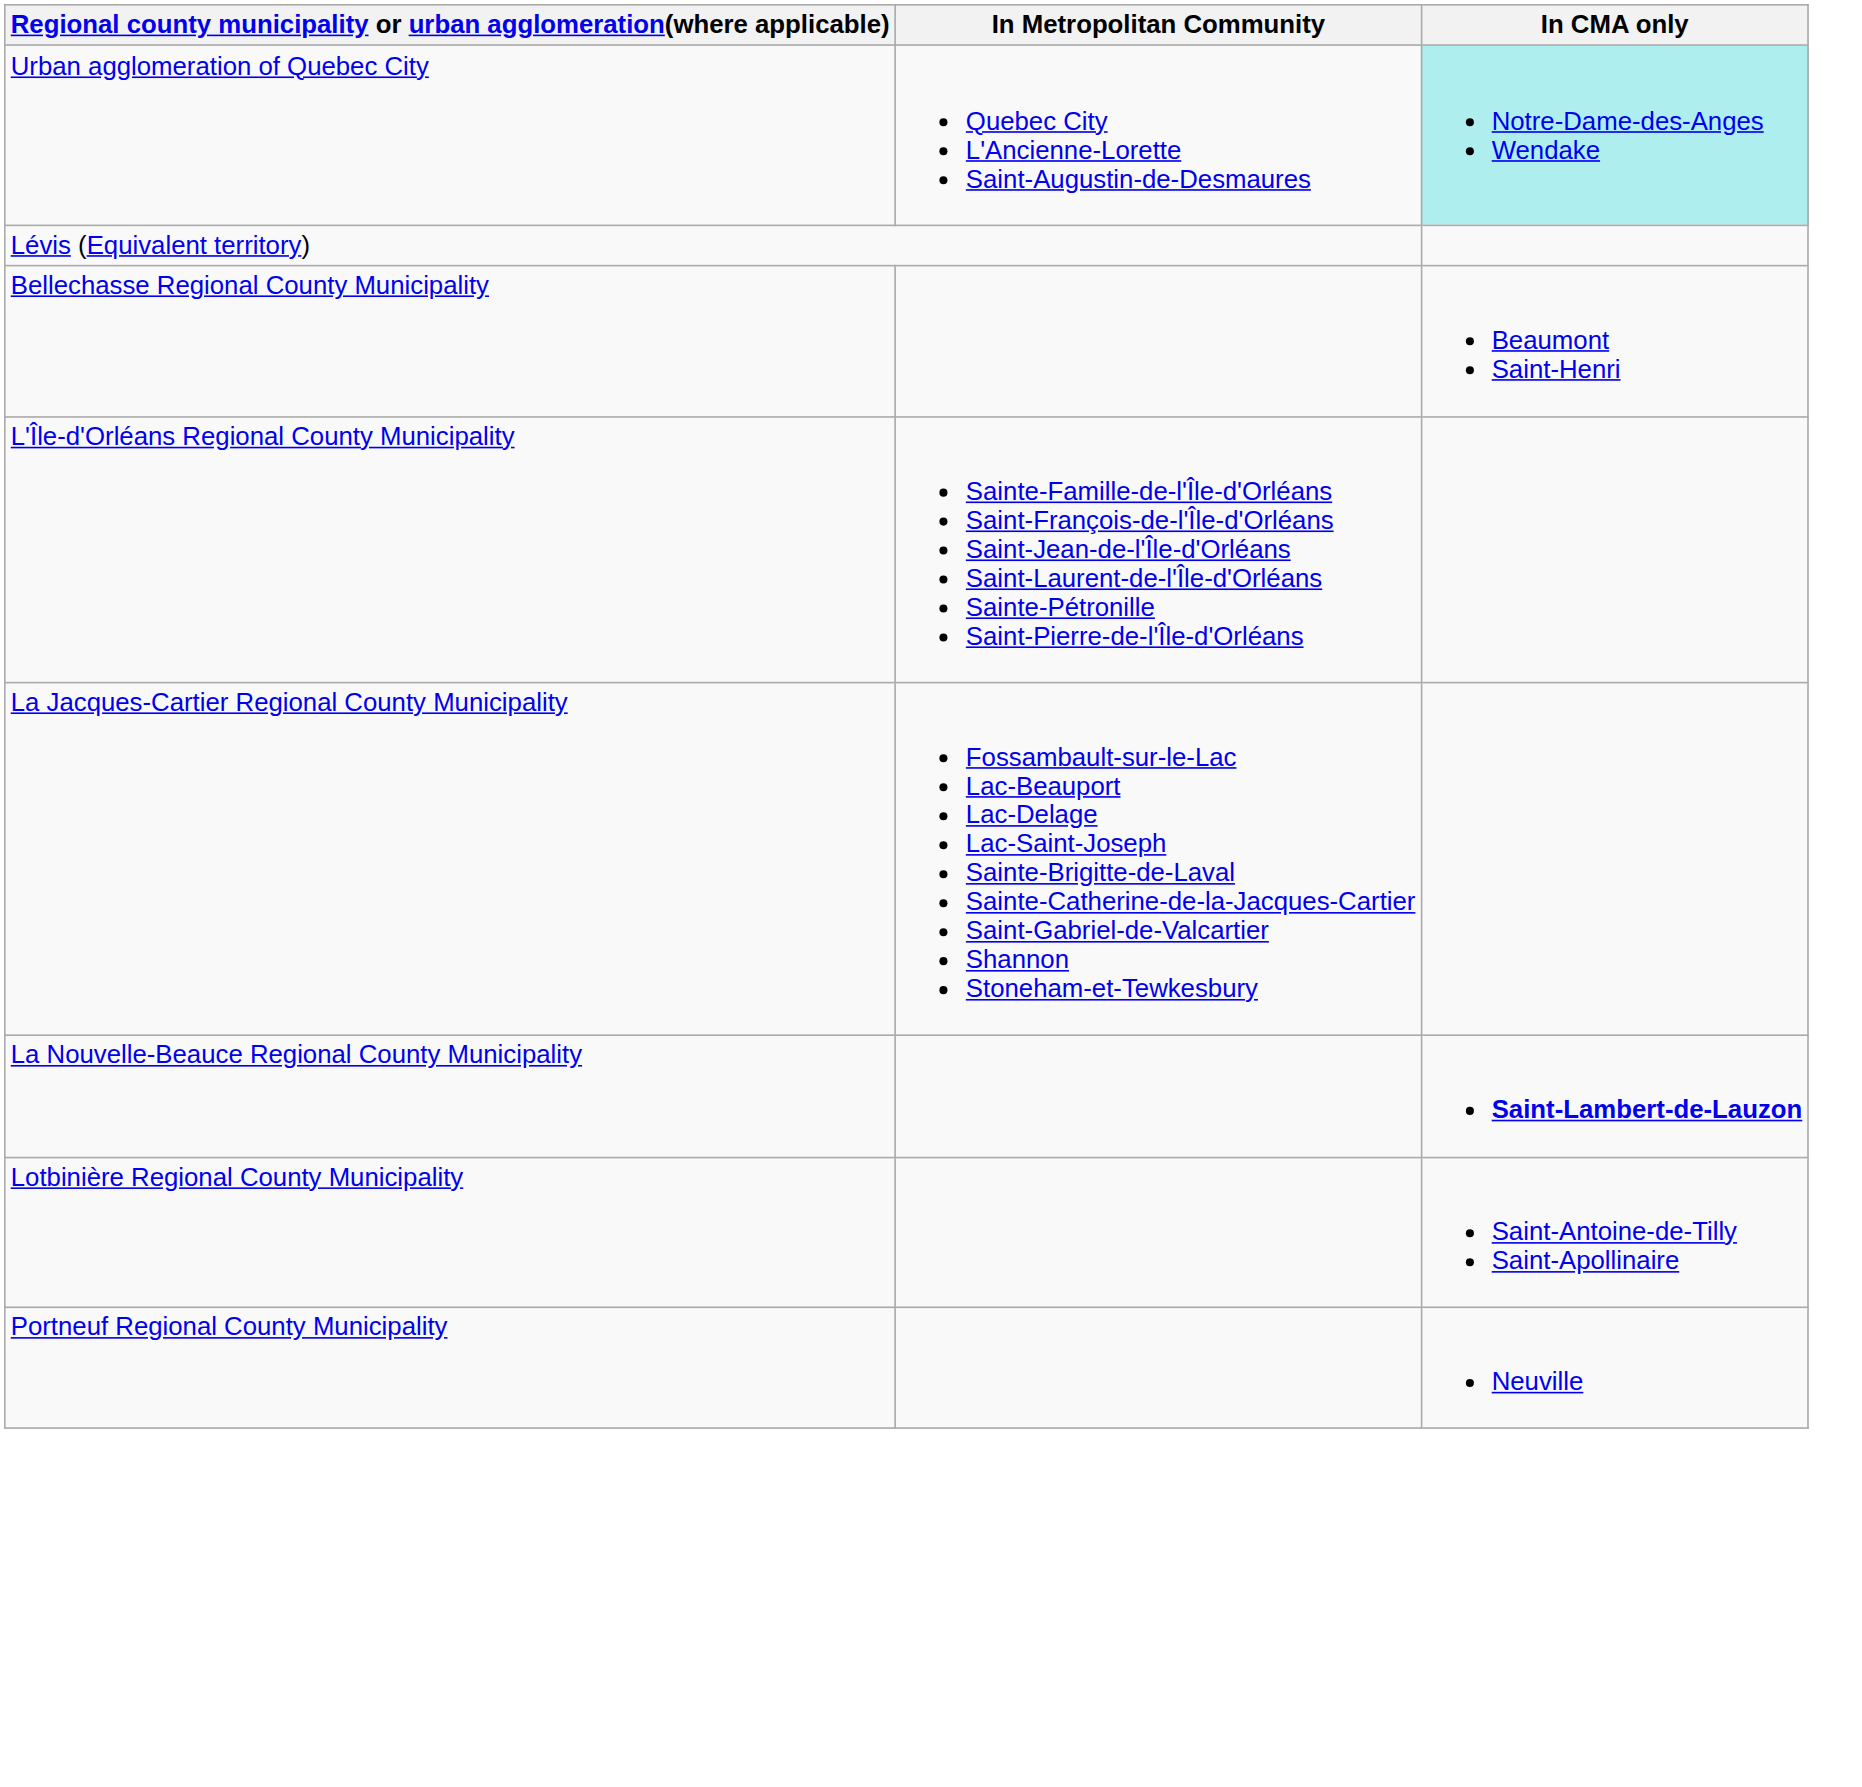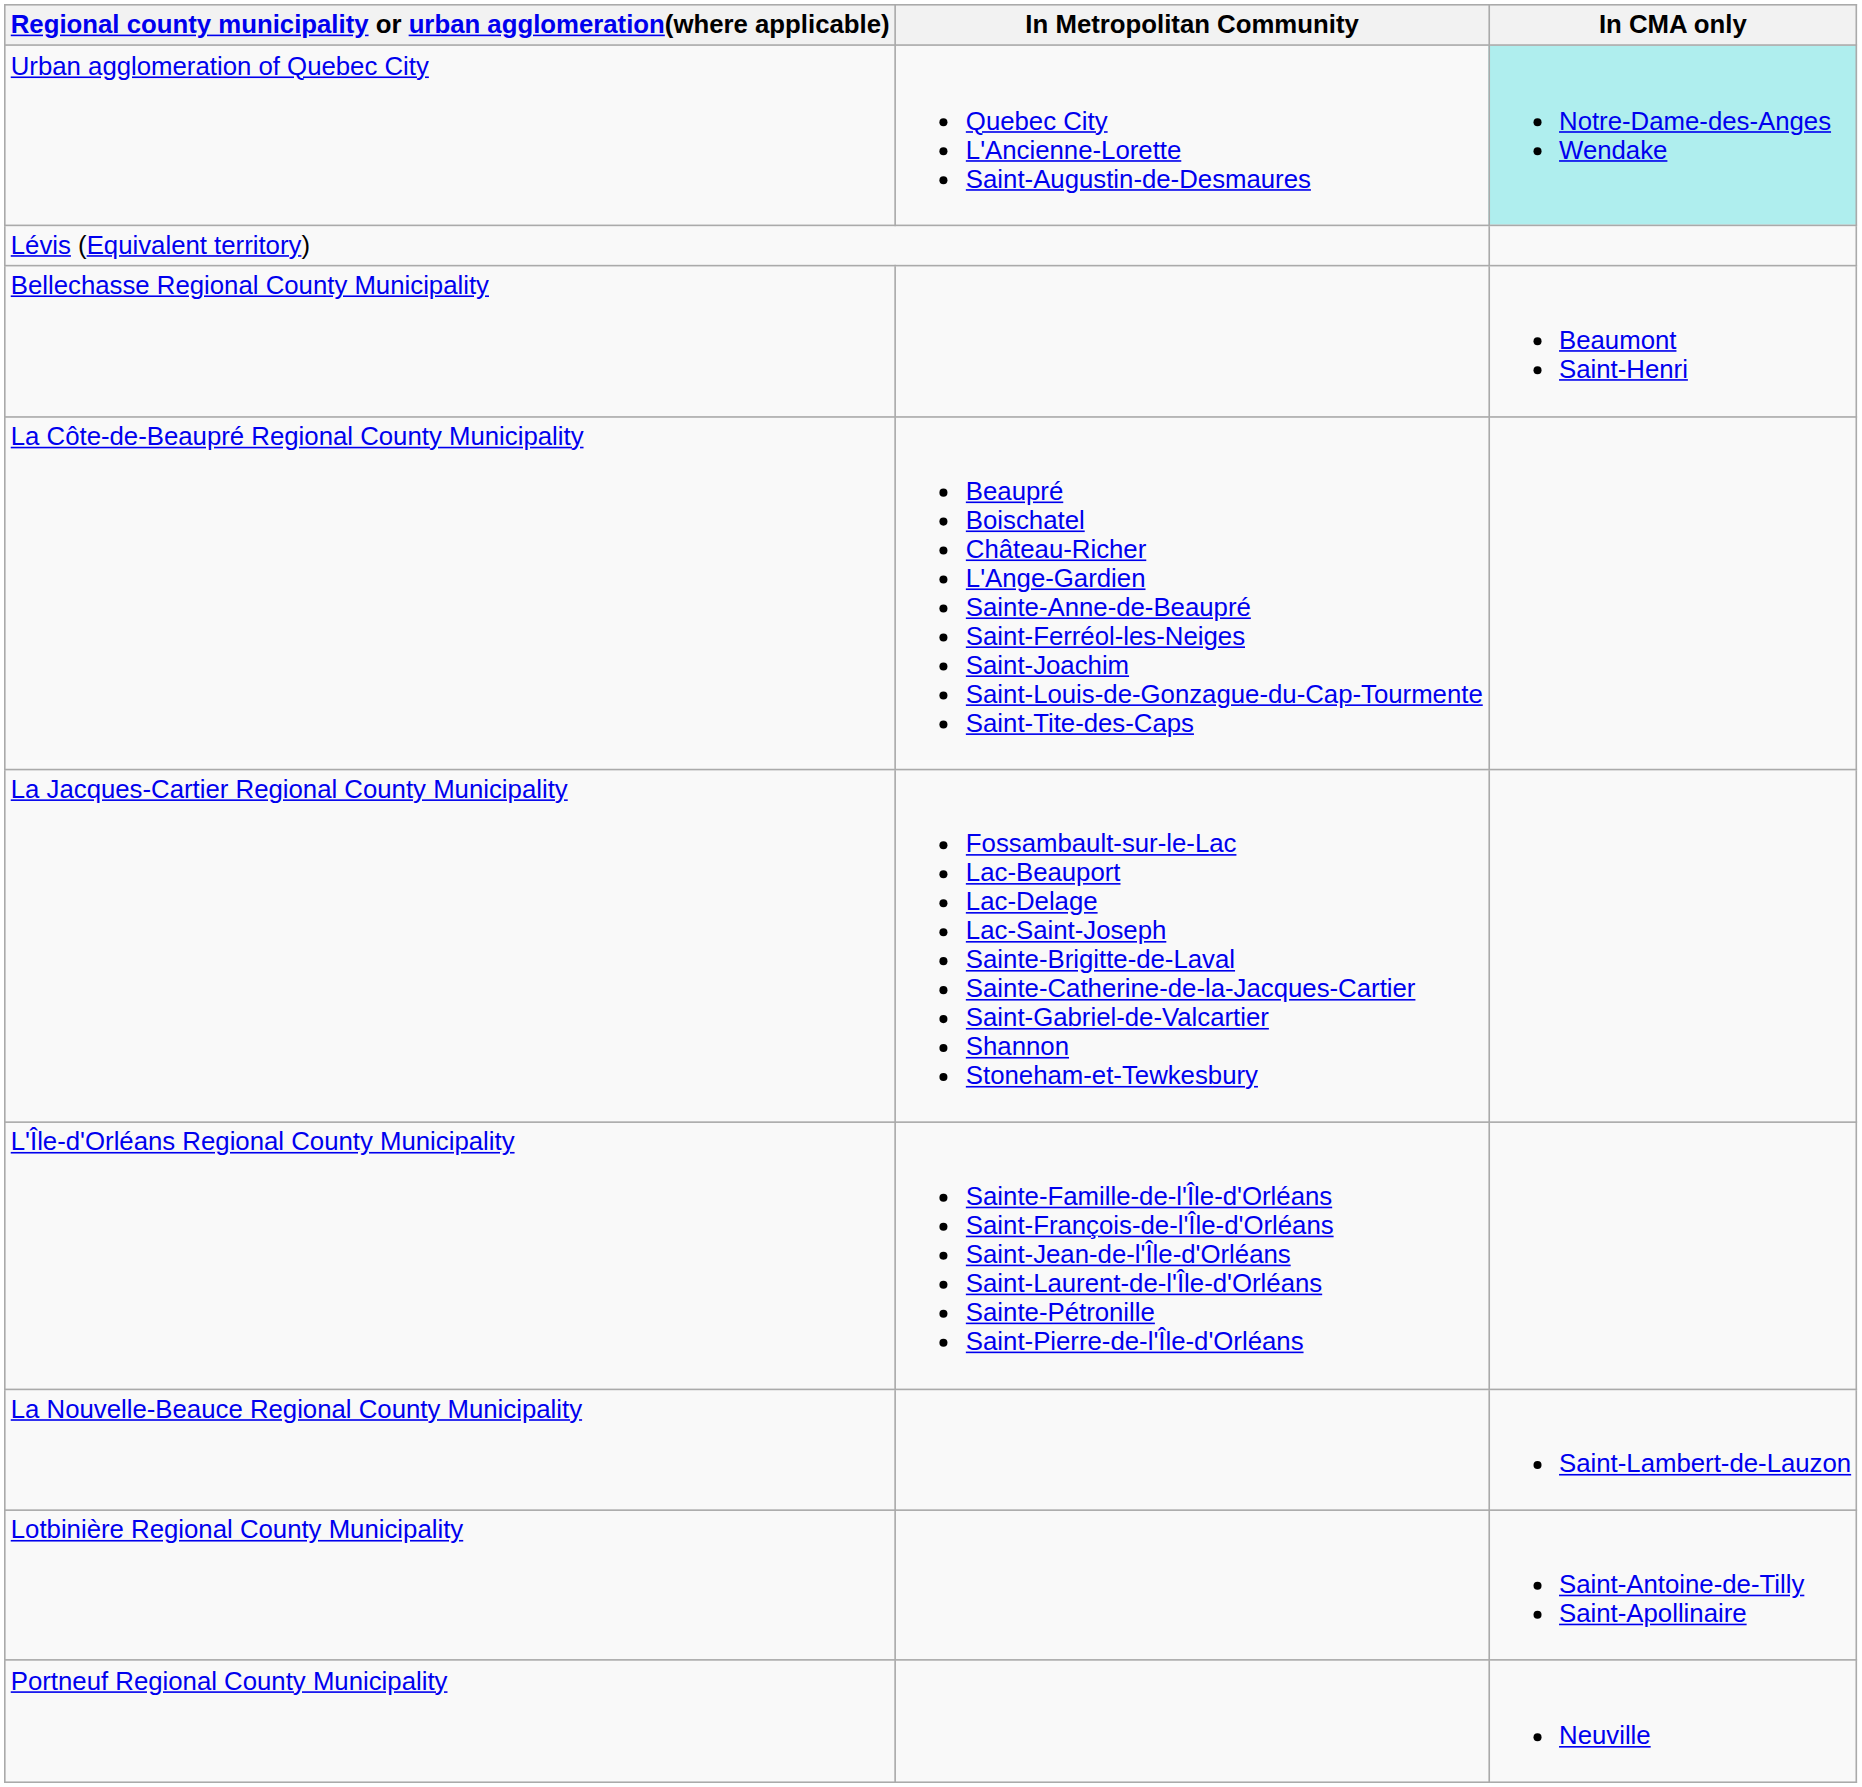+ row: (297, 436)
rows swapped: (263, 436) <-> (289, 702)
(1615, 1111) bold -> (1673, 1464) normal
